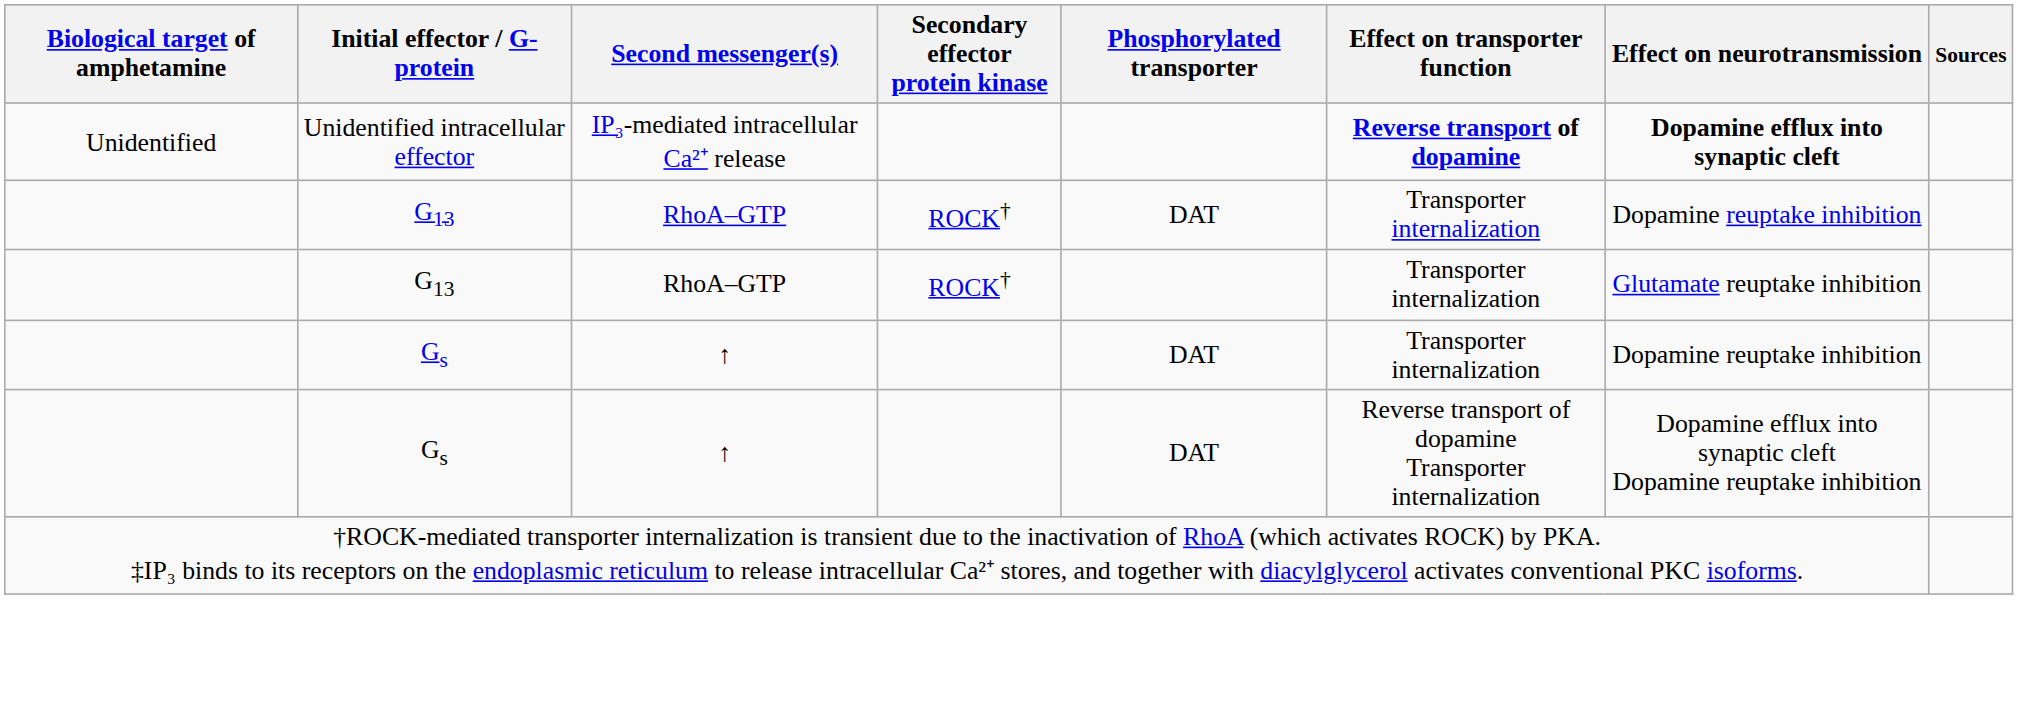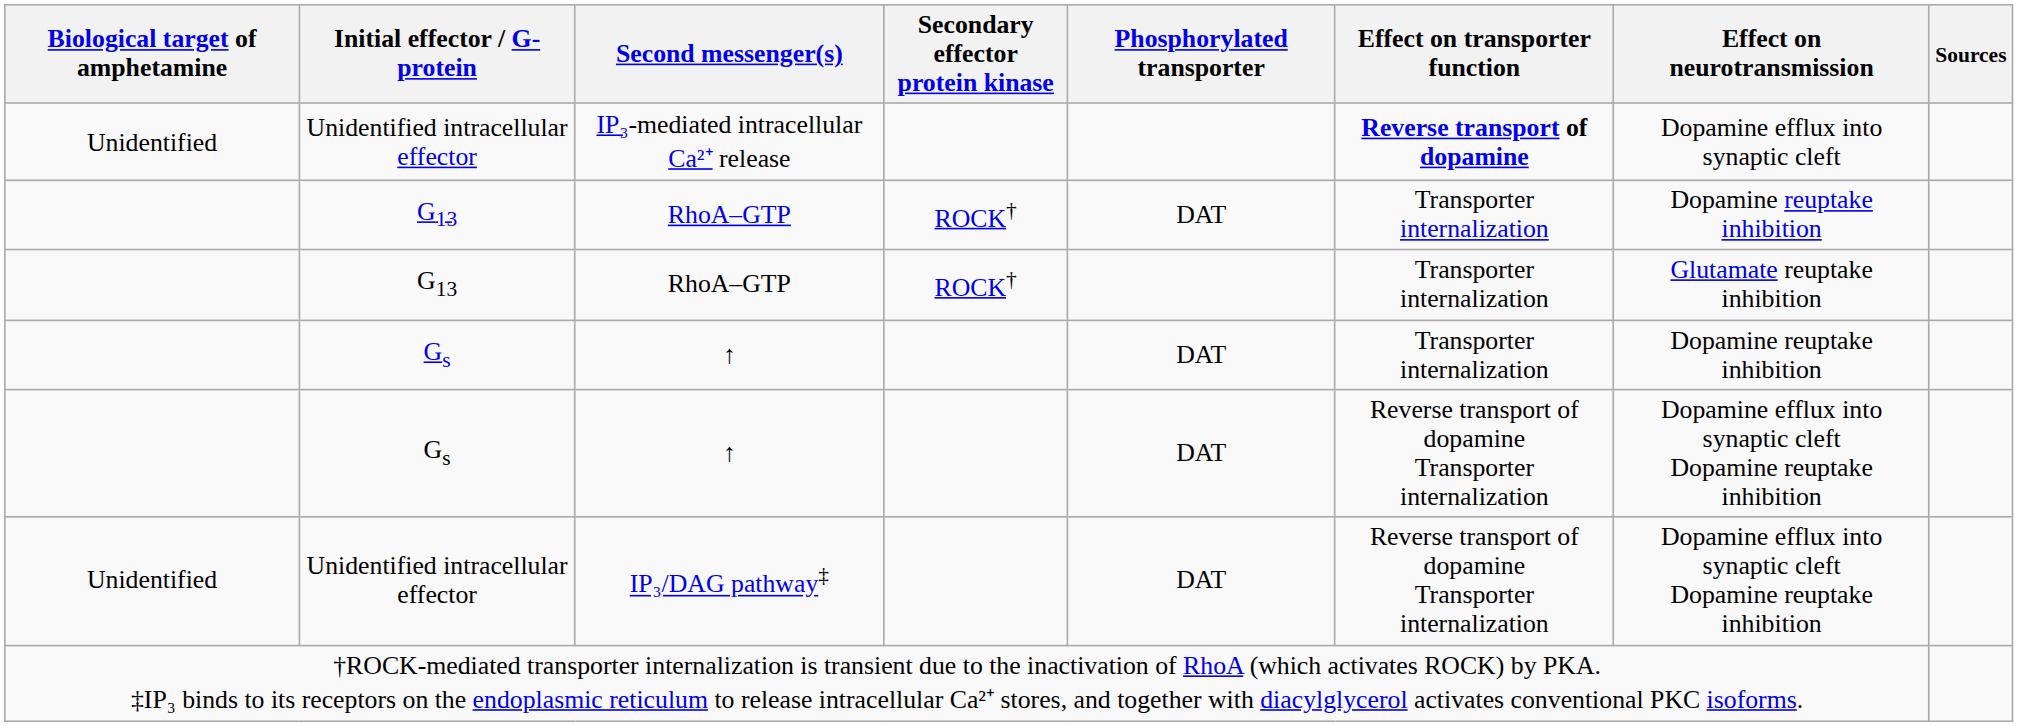(1767, 141) bold -> (1772, 141) normal
+ row: (437, 580)
